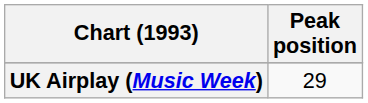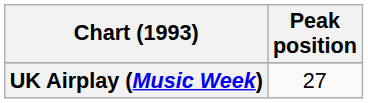(315, 80) 29 -> (315, 80) 27
